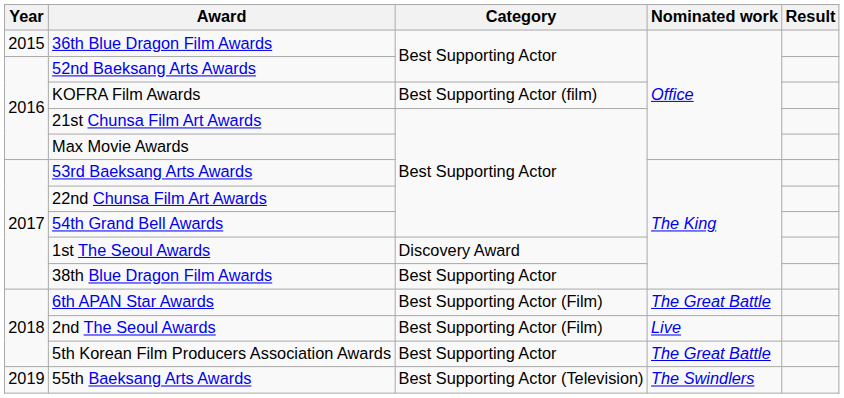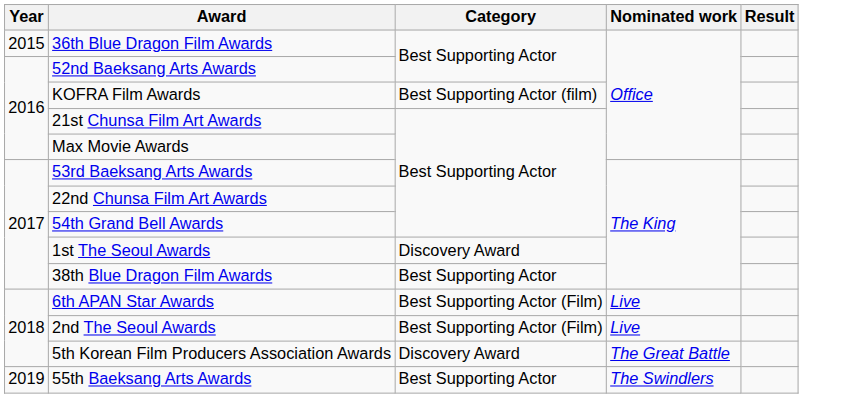(711, 302) The Great Battle -> (625, 302) Live
(478, 353) Best Supporting Actor -> (459, 353) Discovery Award
(521, 379) Best Supporting Actor (Television) -> (478, 379) Best Supporting Actor
